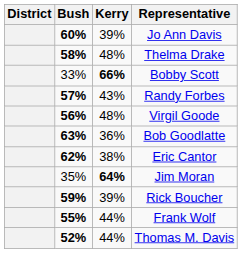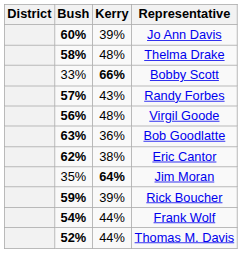(73, 217) 55% -> (73, 217) 54%
